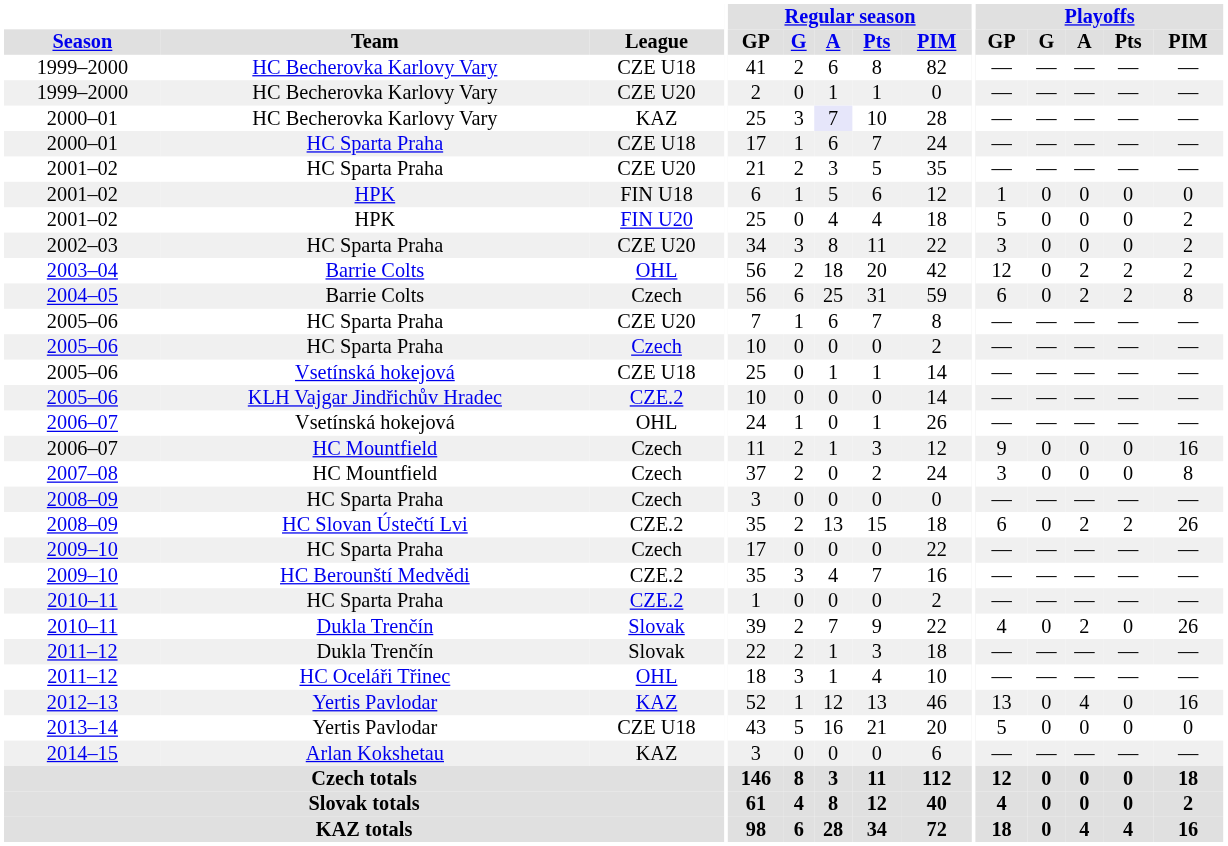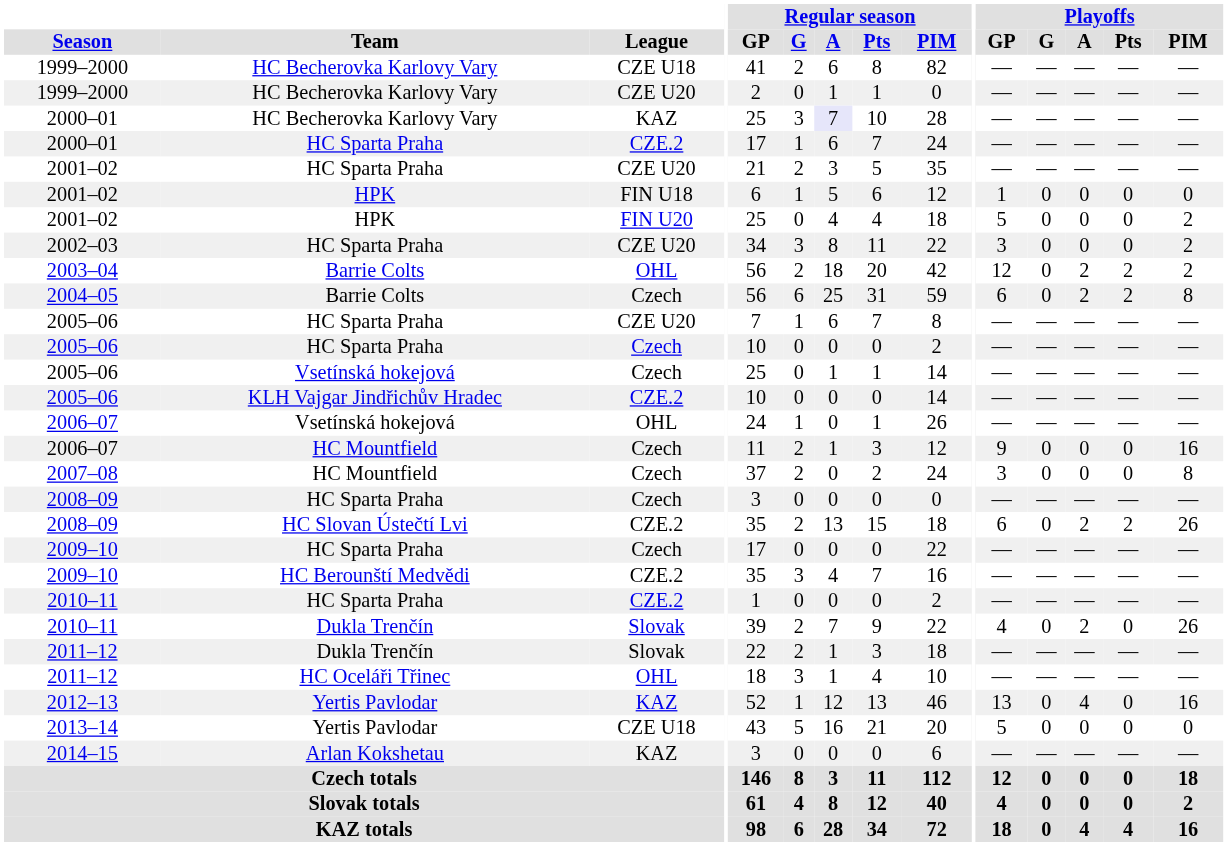(657, 143) CZE U18 -> (657, 143) CZE.2
(657, 372) CZE U18 -> (657, 372) Czech
